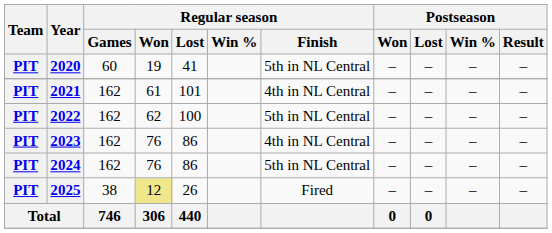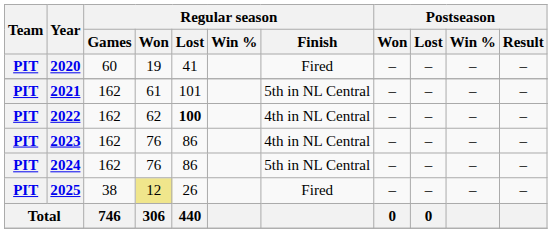(317, 66) 5th in NL Central -> (317, 66) Fired
(317, 91) 4th in NL Central -> (317, 91) 5th in NL Central
(190, 116) normal -> (190, 116) bold
(317, 116) 5th in NL Central -> (317, 116) 4th in NL Central
